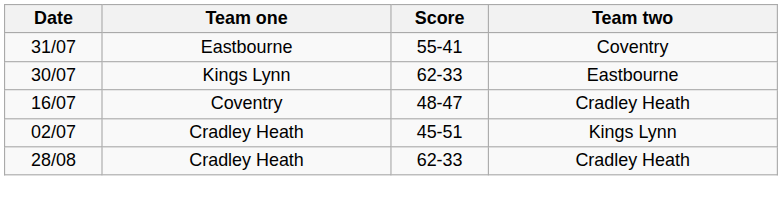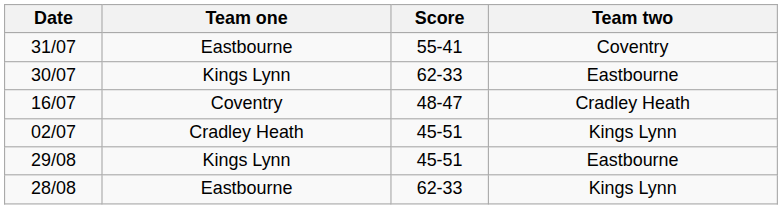+ row: (53, 160)
(247, 160) Cradley Heath -> (247, 189) Eastbourne
(633, 160) Cradley Heath -> (633, 189) Kings Lynn
